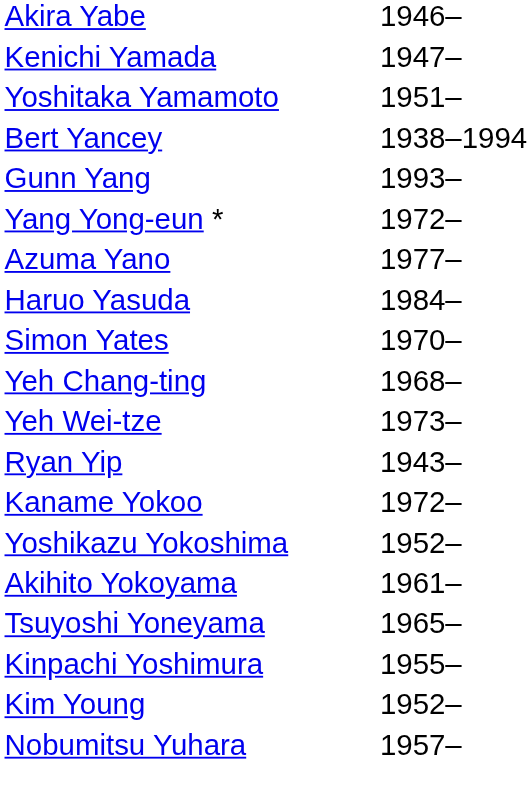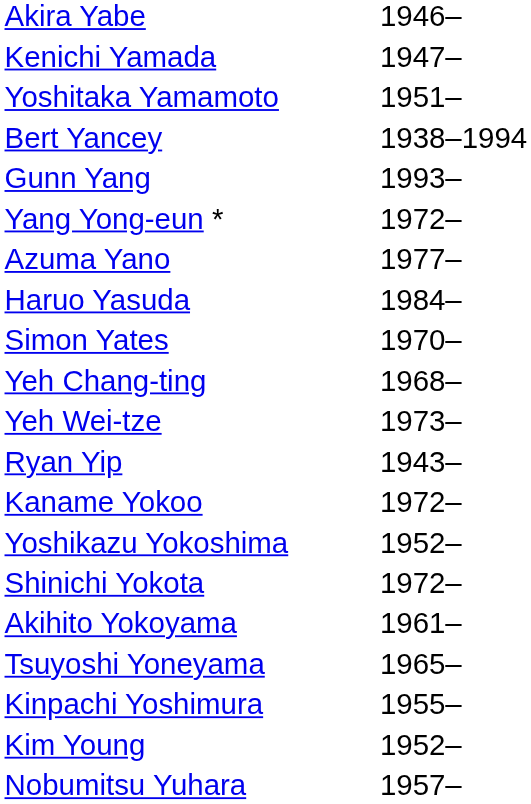+ row: (104, 583)
